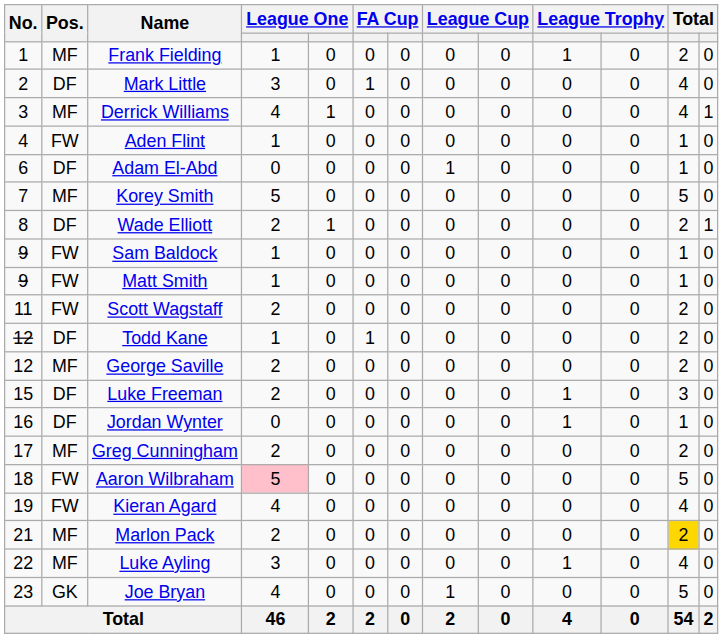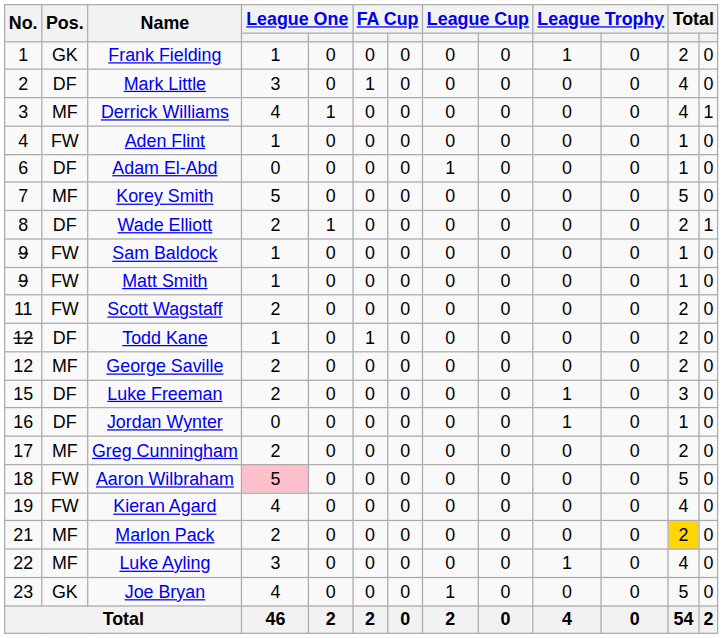(65, 56) MF -> (65, 56) GK
